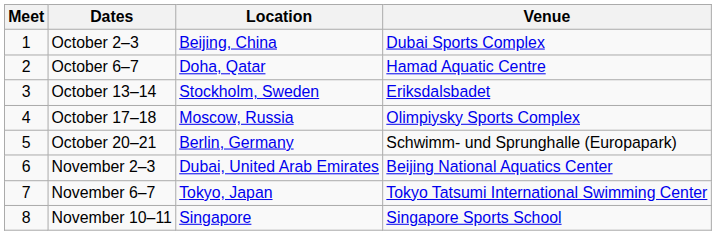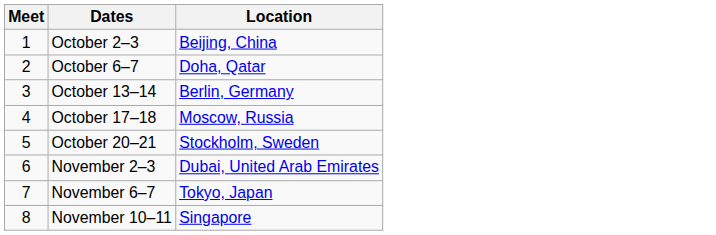- column: (547, 17)
(249, 92) Stockholm, Sweden -> (236, 92) Berlin, Germany
(236, 142) Berlin, Germany -> (249, 142) Stockholm, Sweden
